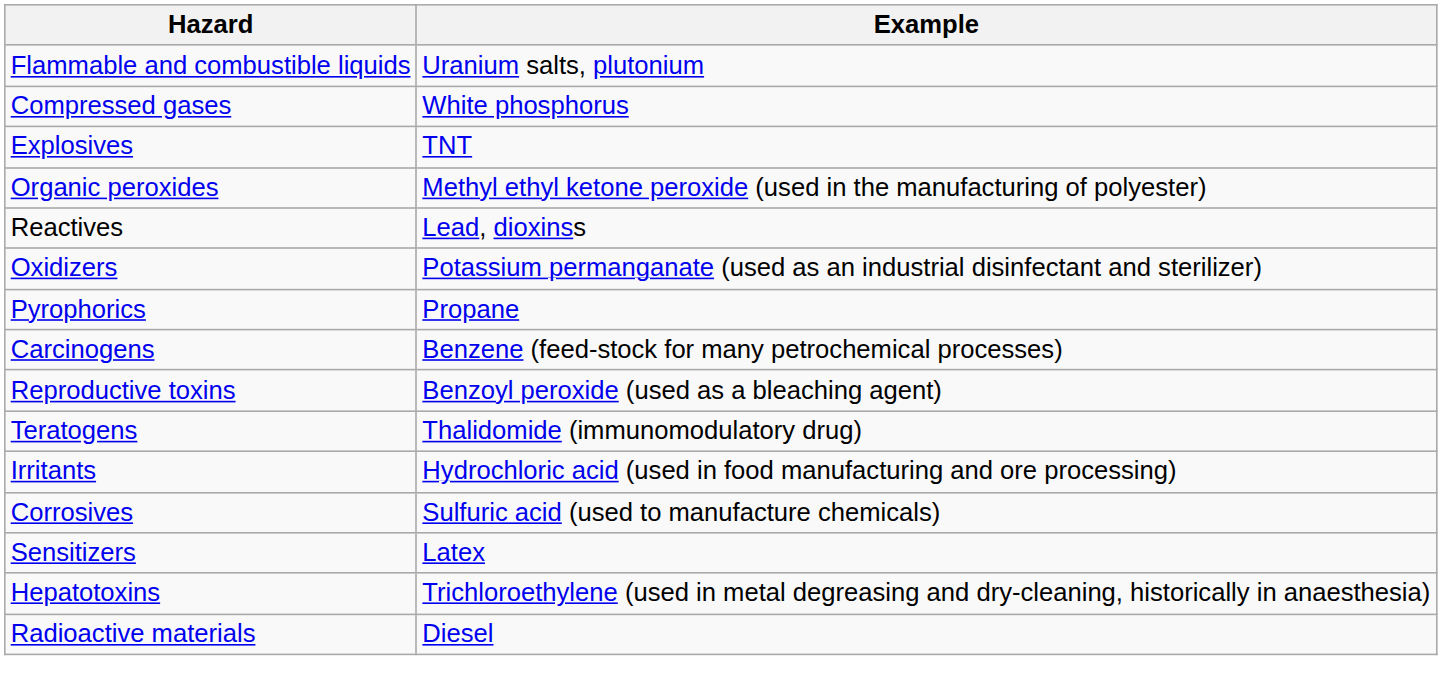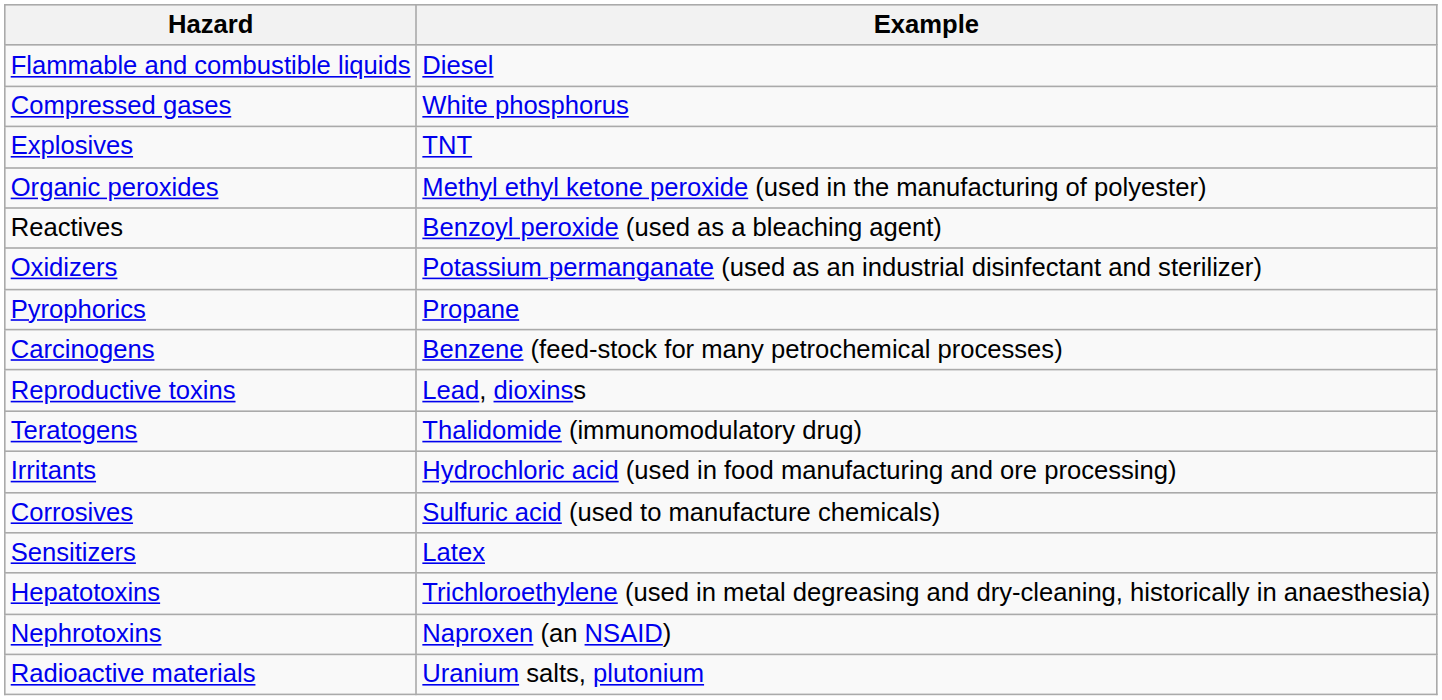(563, 65) Uranium salts, plutonium -> (458, 65) Diesel
(504, 227) Lead, dioxinss -> (682, 227) Benzoyl peroxide (used as a bleaching agent)
(682, 390) Benzoyl peroxide (used as a bleaching agent) -> (504, 390) Lead, dioxinss
+ row: (86, 633)
(458, 633) Diesel -> (563, 674) Uranium salts, plutonium
